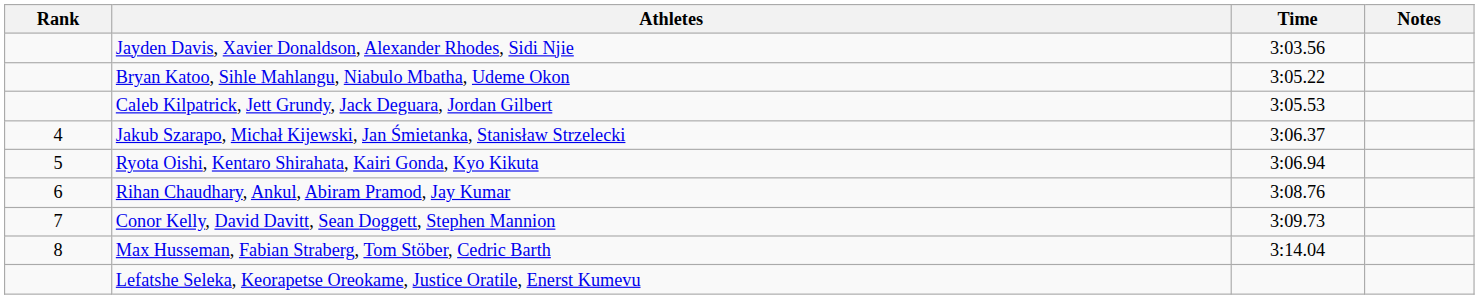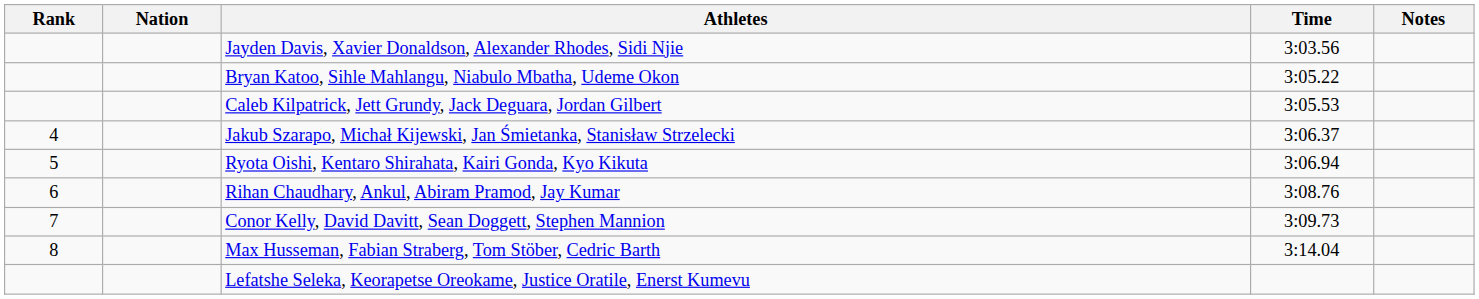+ column: (162, 18)
